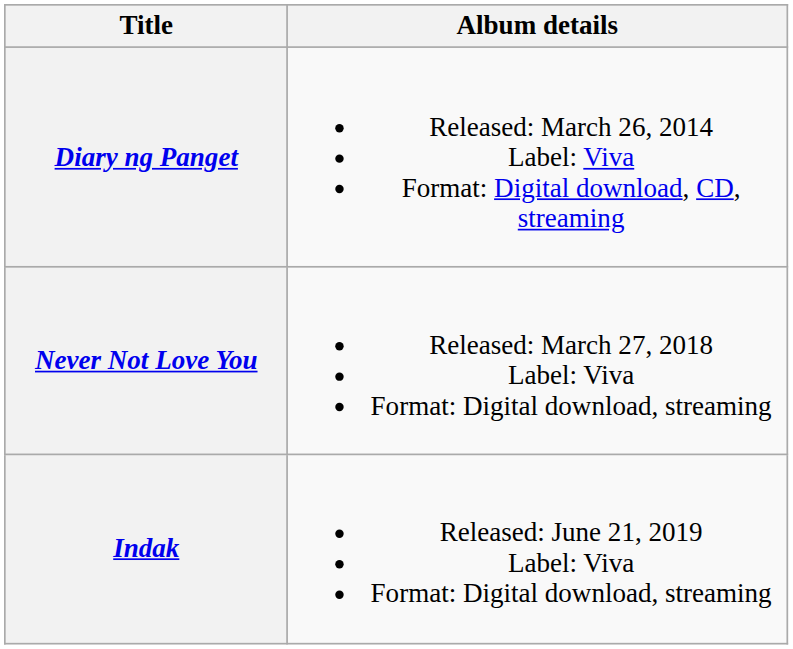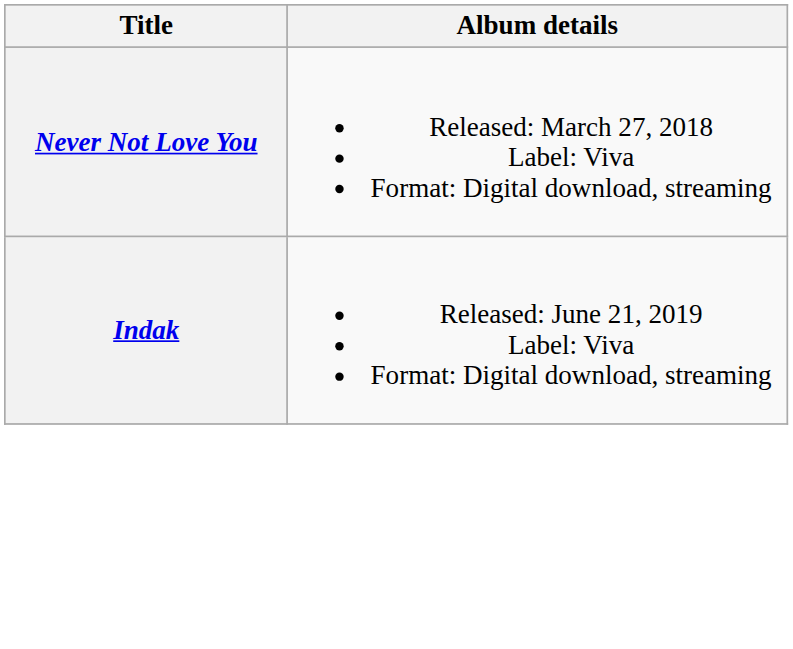- row: (146, 156)
